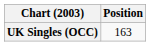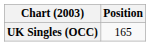(123, 31) 163 -> (123, 31) 165
